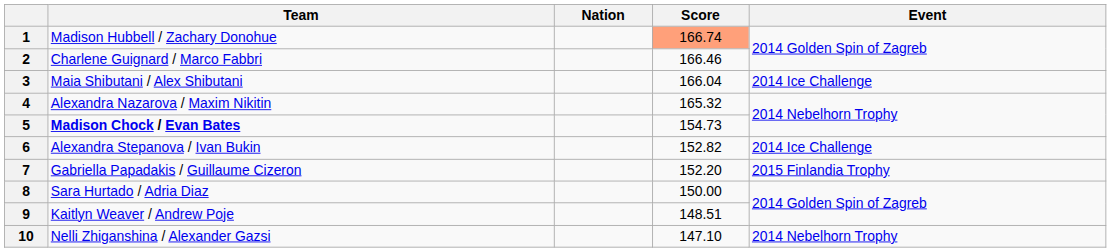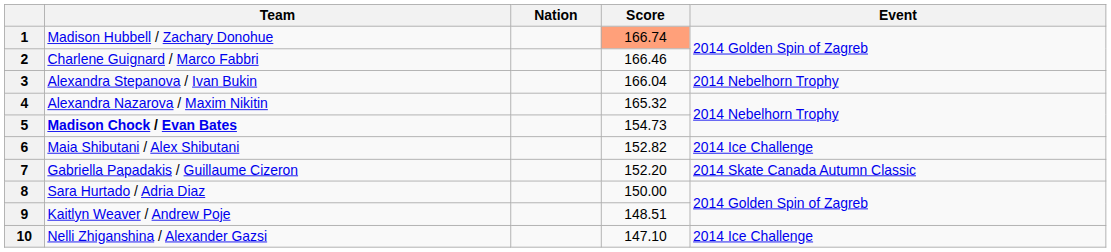(147, 81) Maia Shibutani / Alex Shibutani -> (152, 81) Alexandra Stepanova / Ivan Bukin
(812, 81) 2014 Ice Challenge -> (766, 81) 2014 Nebelhorn Trophy
(156, 147) Alexandra Stepanova / Ivan Bukin -> (143, 147) Maia Shibutani / Alex Shibutani
(821, 170) 2015 Finlandia Trophy -> (805, 170) 2014 Skate Canada Autumn Classic
(825, 236) 2014 Nebelhorn Trophy -> (753, 236) 2014 Ice Challenge
